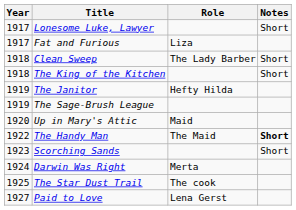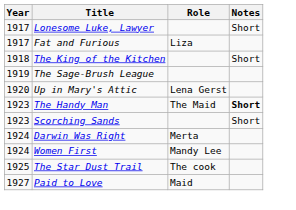- row: (65, 58)
- row: (65, 89)
(181, 120) Maid -> (198, 89) Lena Gerst
(18, 136) 1922 -> (18, 105) 1923
+ row: (65, 151)
(198, 198) Lena Gerst -> (181, 182) Maid
